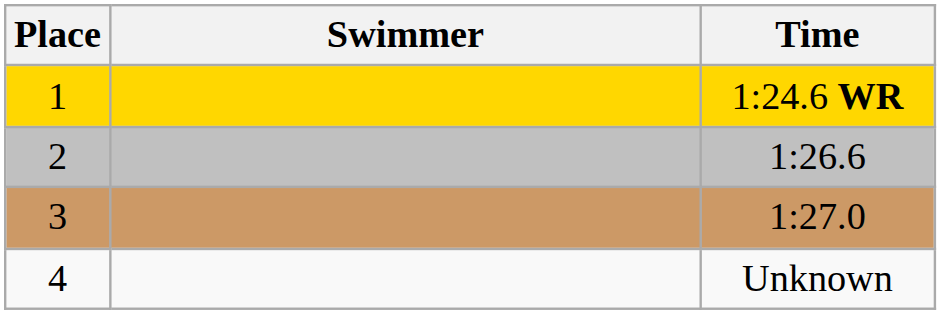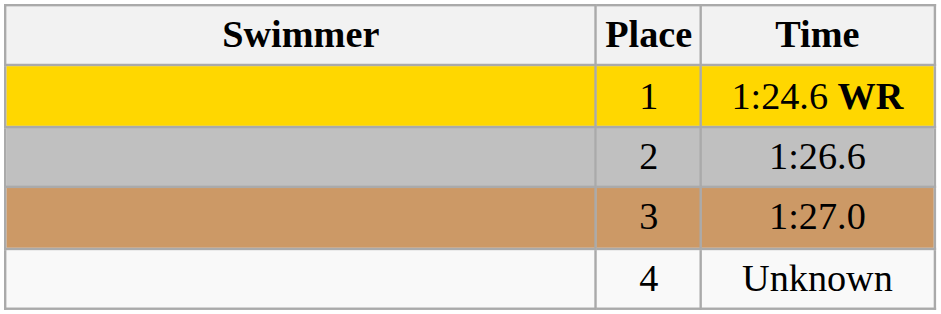columns swapped: (58, 34) <-> (405, 34)
